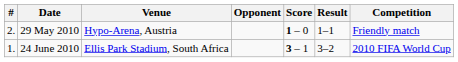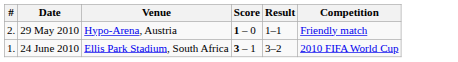- column: (257, 13)
